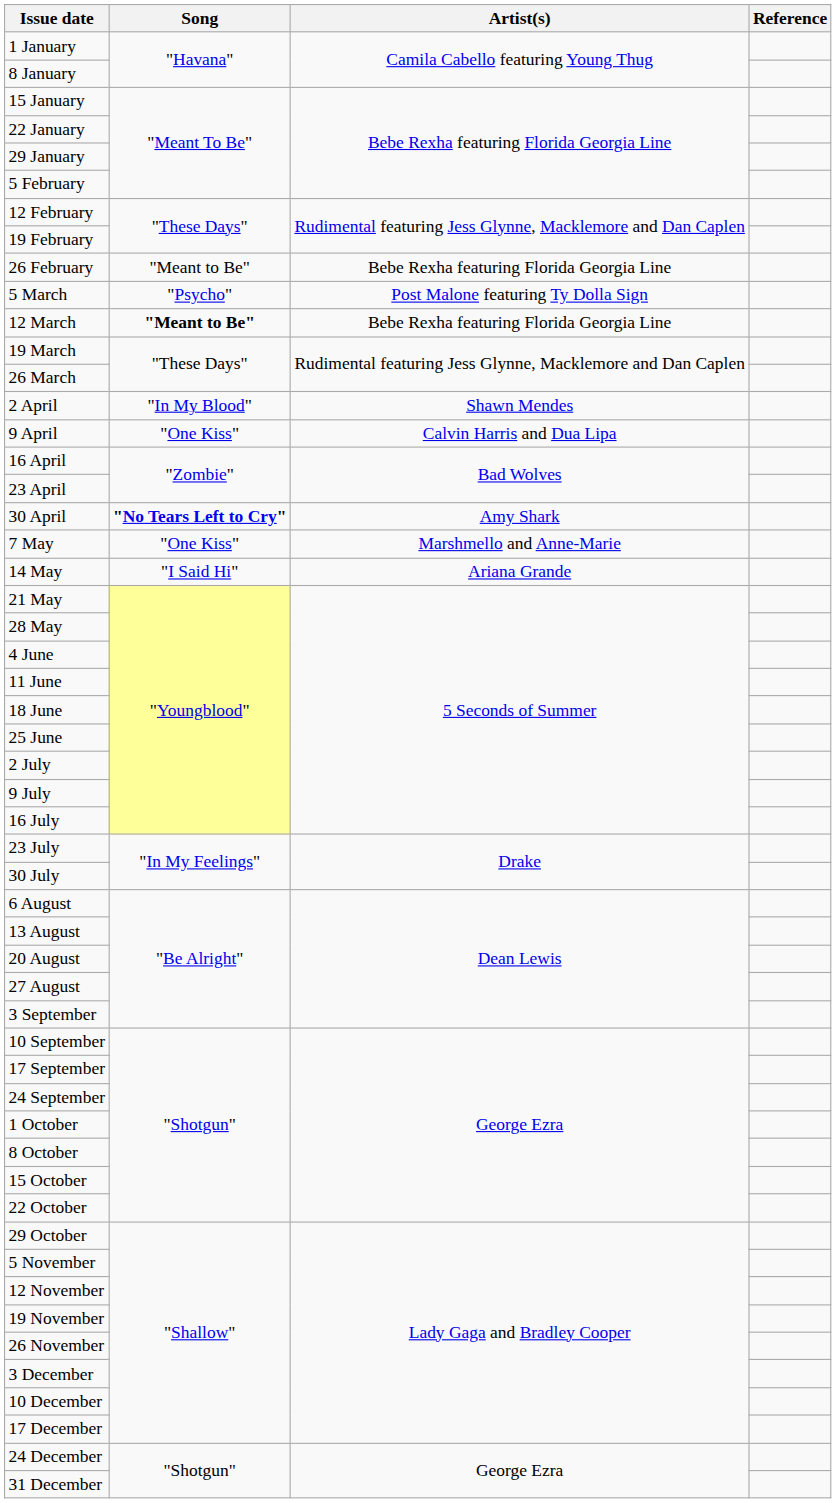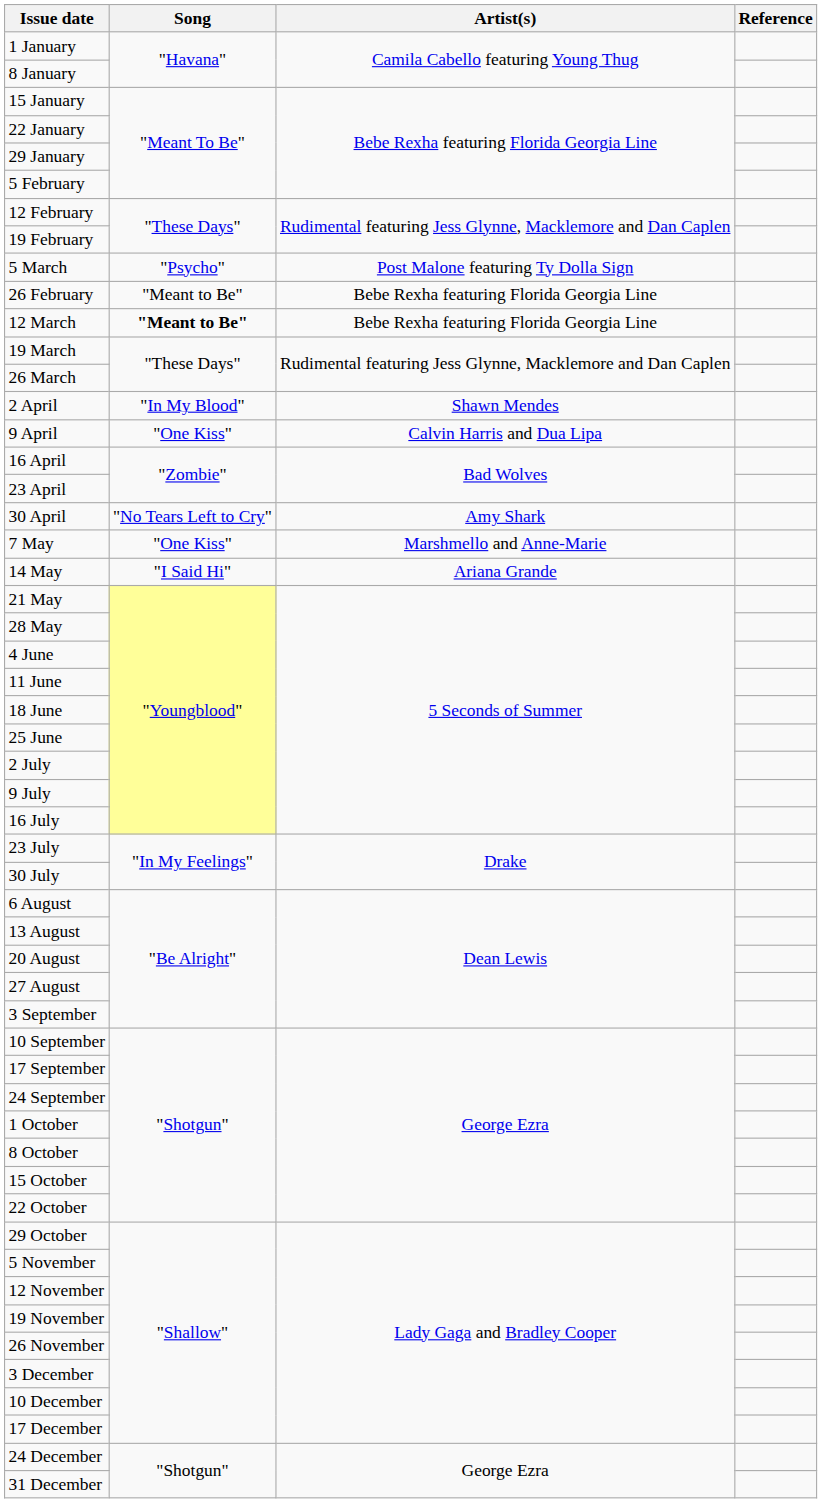rows swapped: (51, 267) <-> (38, 294)
(200, 516) bold -> (192, 516) normal
